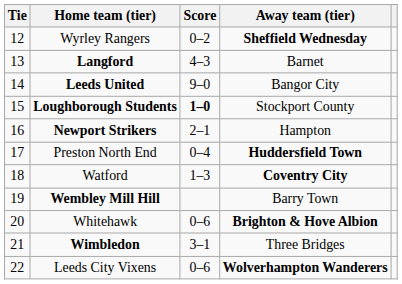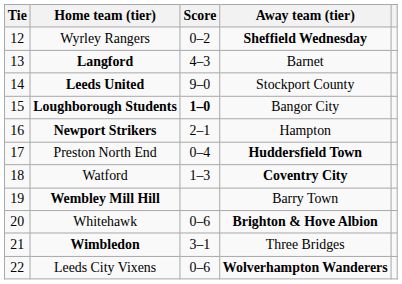(305, 84) Bangor City -> (305, 84) Stockport County
(305, 107) Stockport County -> (305, 107) Bangor City
